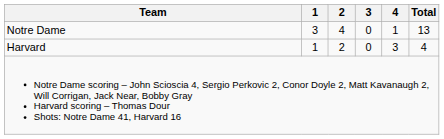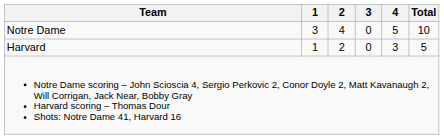(395, 30) 1 -> (395, 30) 5
(424, 30) 13 -> (424, 30) 10
(424, 47) 4 -> (424, 47) 5
